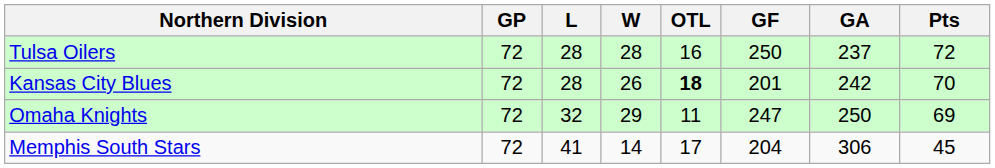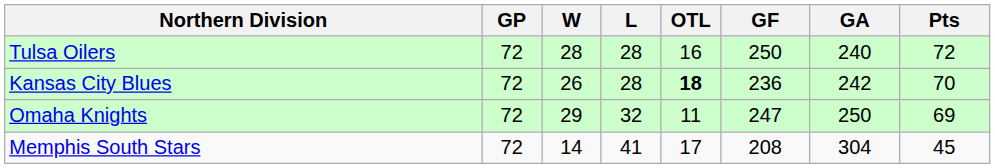columns swapped: (631, 20) <-> (571, 20)
(855, 52) 237 -> (855, 52) 240
(765, 83) 201 -> (765, 83) 236
(765, 147) 204 -> (765, 147) 208
(855, 147) 306 -> (855, 147) 304
